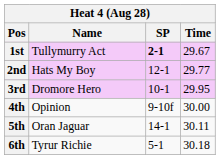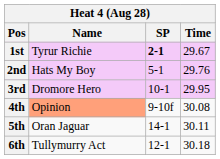(68, 51) Tullymurry Act -> (62, 51) Tyrur Richie
(159, 70) 12-1 -> (156, 70) 5-1
(196, 70) 29.77 -> (196, 70) 29.76
(51, 107) no background -> (51, 107) lightsalmon background
(196, 107) 30.00 -> (196, 107) 30.08
(62, 145) Tyrur Richie -> (68, 145) Tullymurry Act
(156, 145) 5-1 -> (159, 145) 12-1
